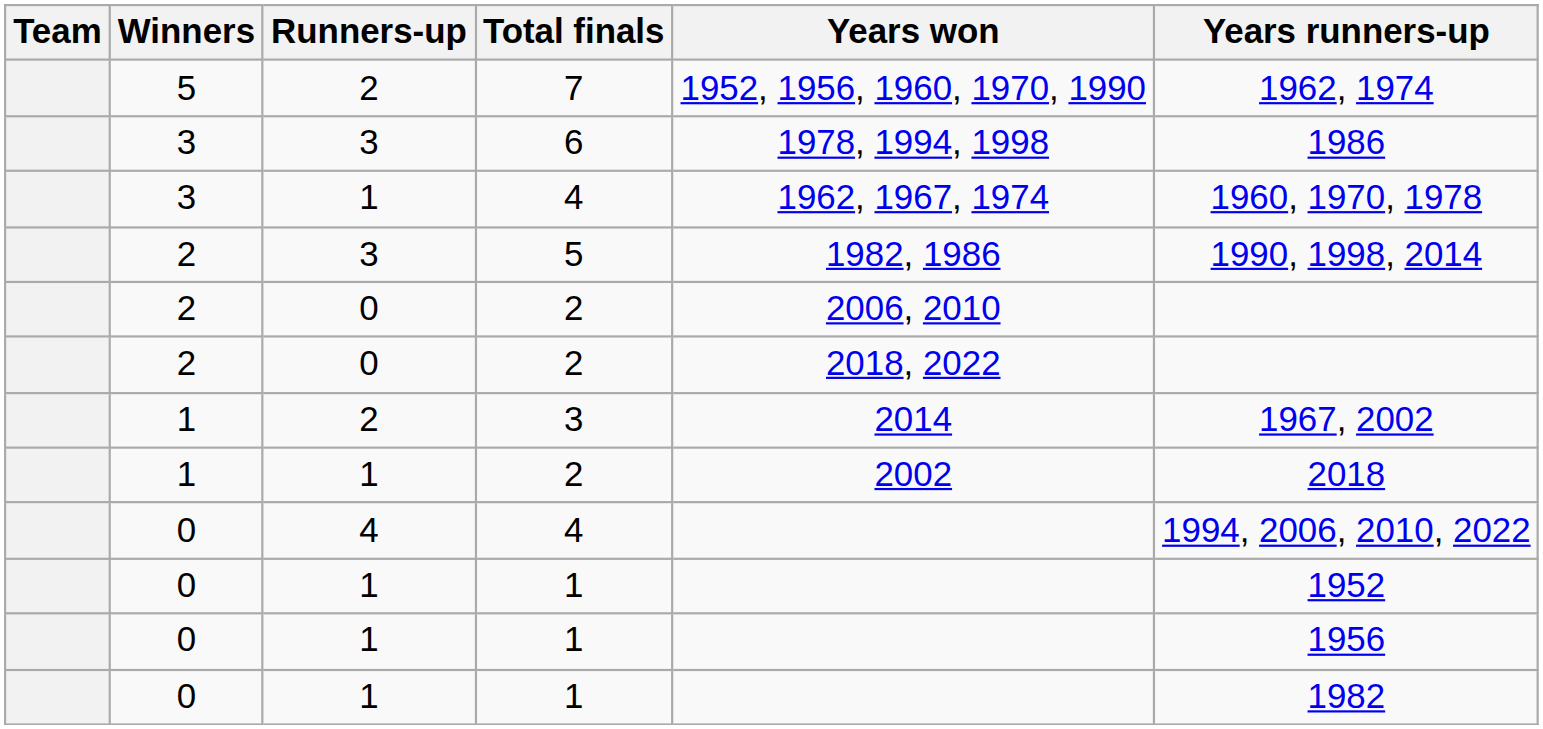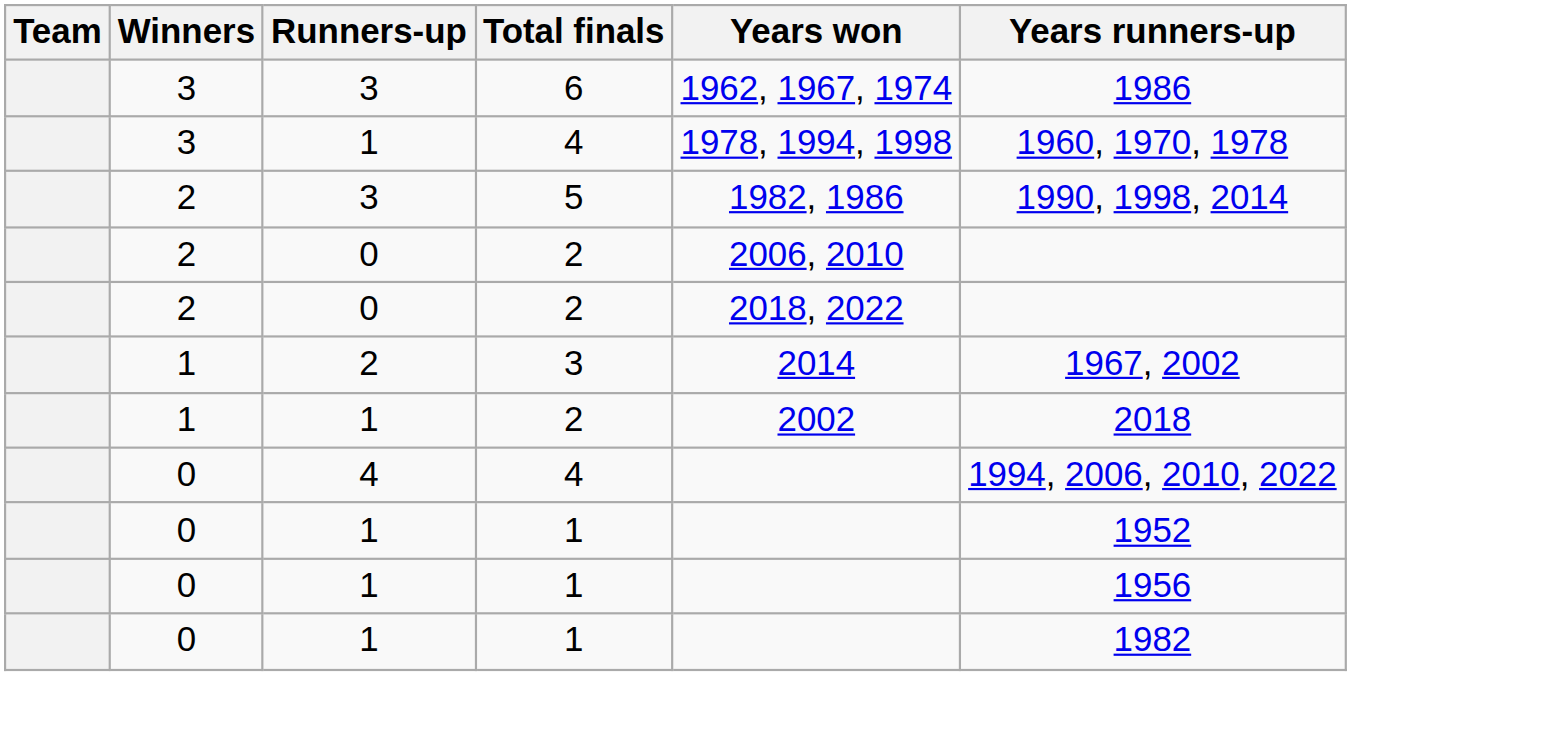- row: (186, 87)
(913, 142) 1978, 1994, 1998 -> (816, 87) 1962, 1967, 1974
(913, 198) 1962, 1967, 1974 -> (816, 142) 1978, 1994, 1998
